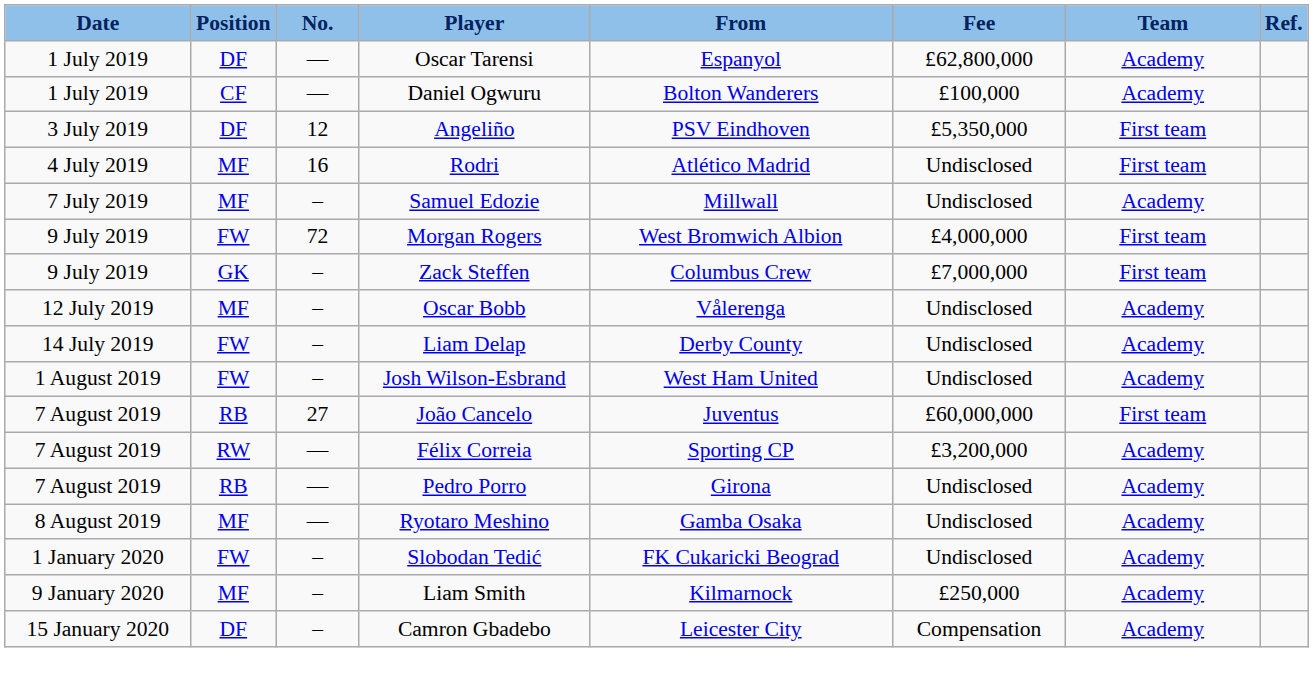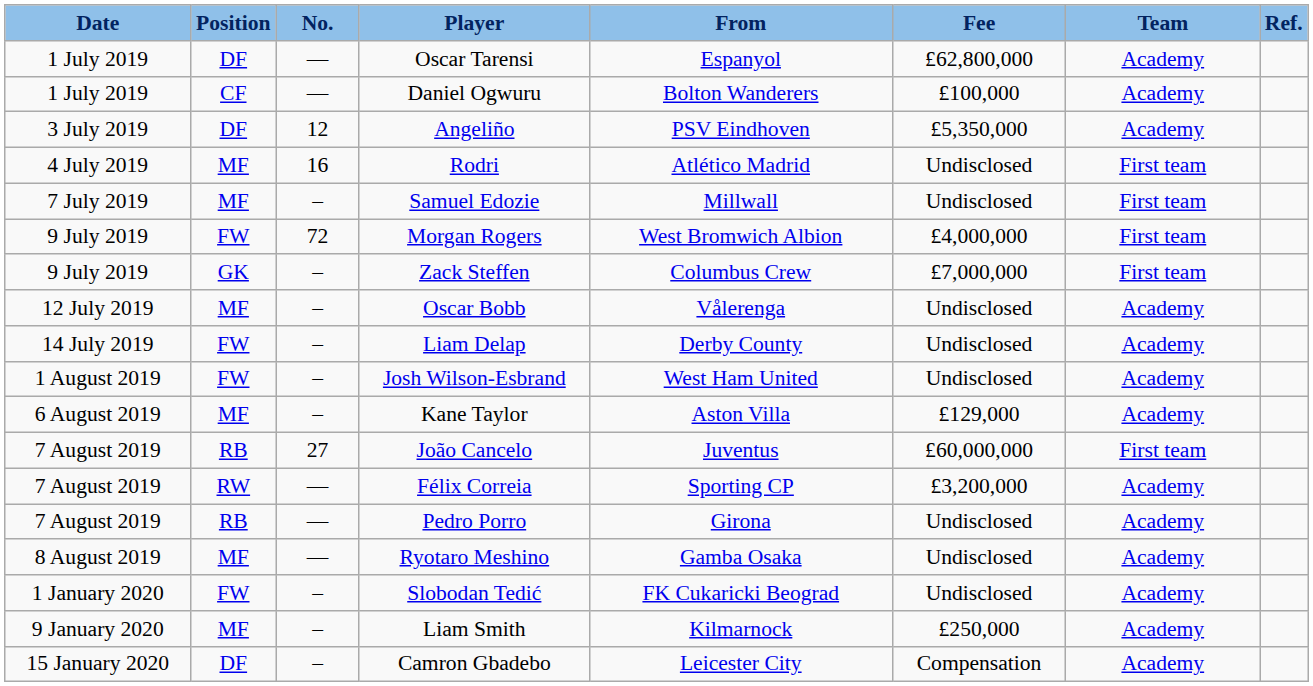(1163, 129) First team -> (1163, 129) Academy
(1163, 200) Academy -> (1163, 200) First team
+ row: (474, 414)
